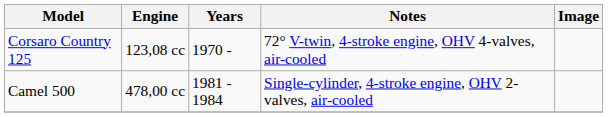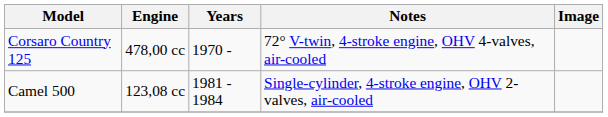(155, 49) 123,08 cc -> (155, 49) 478,00 cc
(155, 91) 478,00 cc -> (155, 91) 123,08 cc
